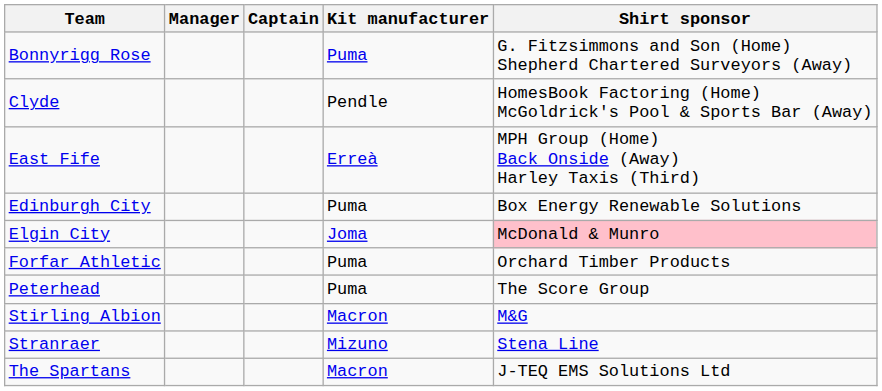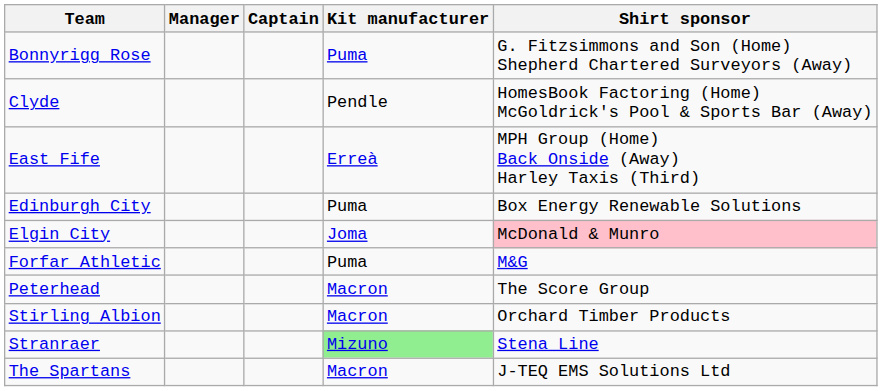(614, 262) Orchard Timber Products -> (512, 262) M&G
(347, 289) Puma -> (357, 289) Macron
(512, 317) M&G -> (614, 317) Orchard Timber Products
(357, 344) no background -> (357, 344) lightgreen background
